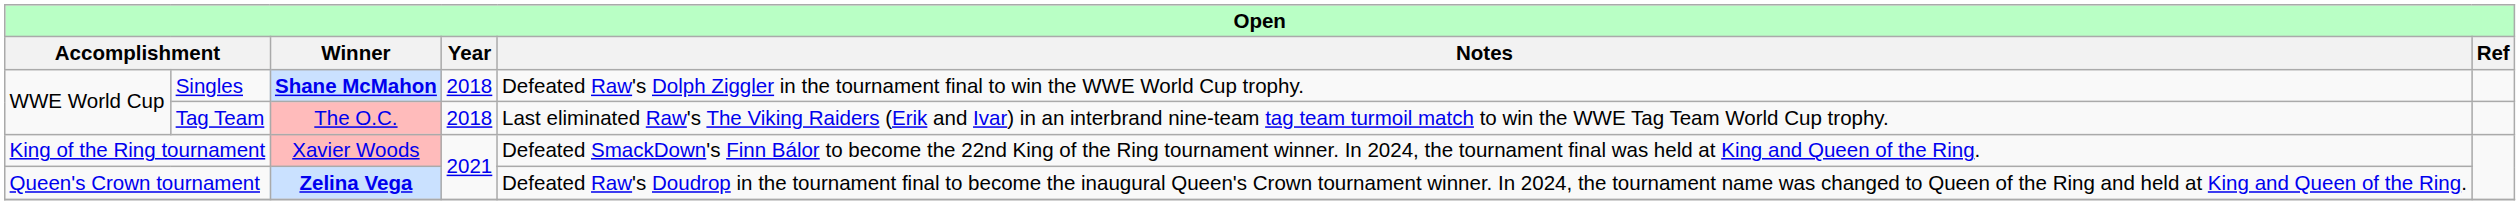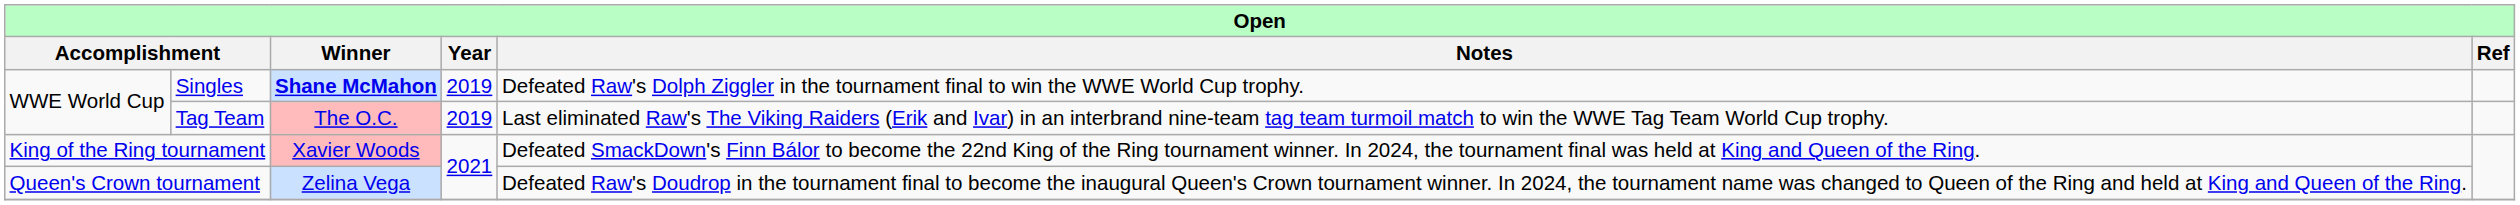(469, 85) 2018 -> (469, 85) 2019
(469, 118) 2018 -> (469, 118) 2019
(356, 182) bold -> (356, 182) normal
